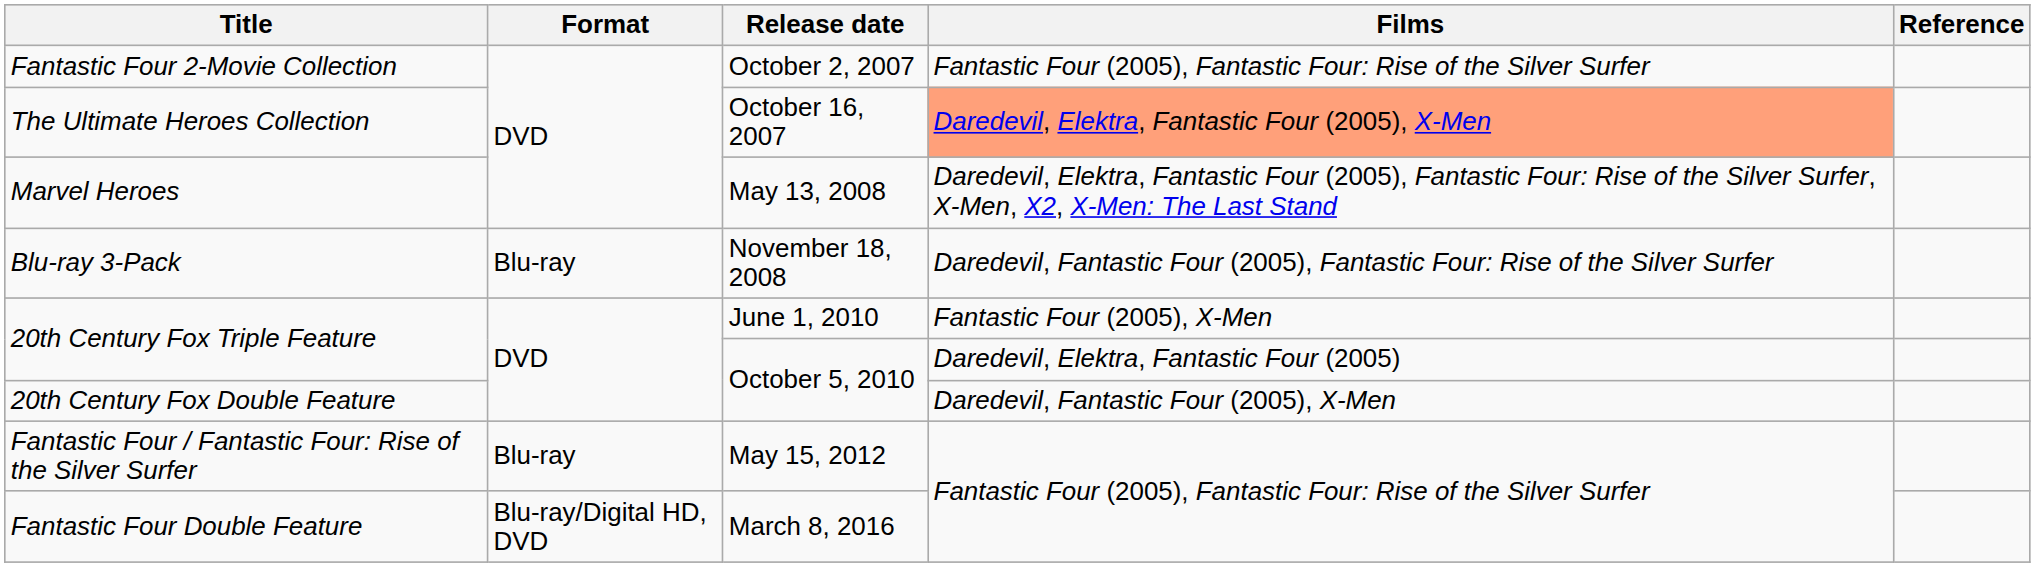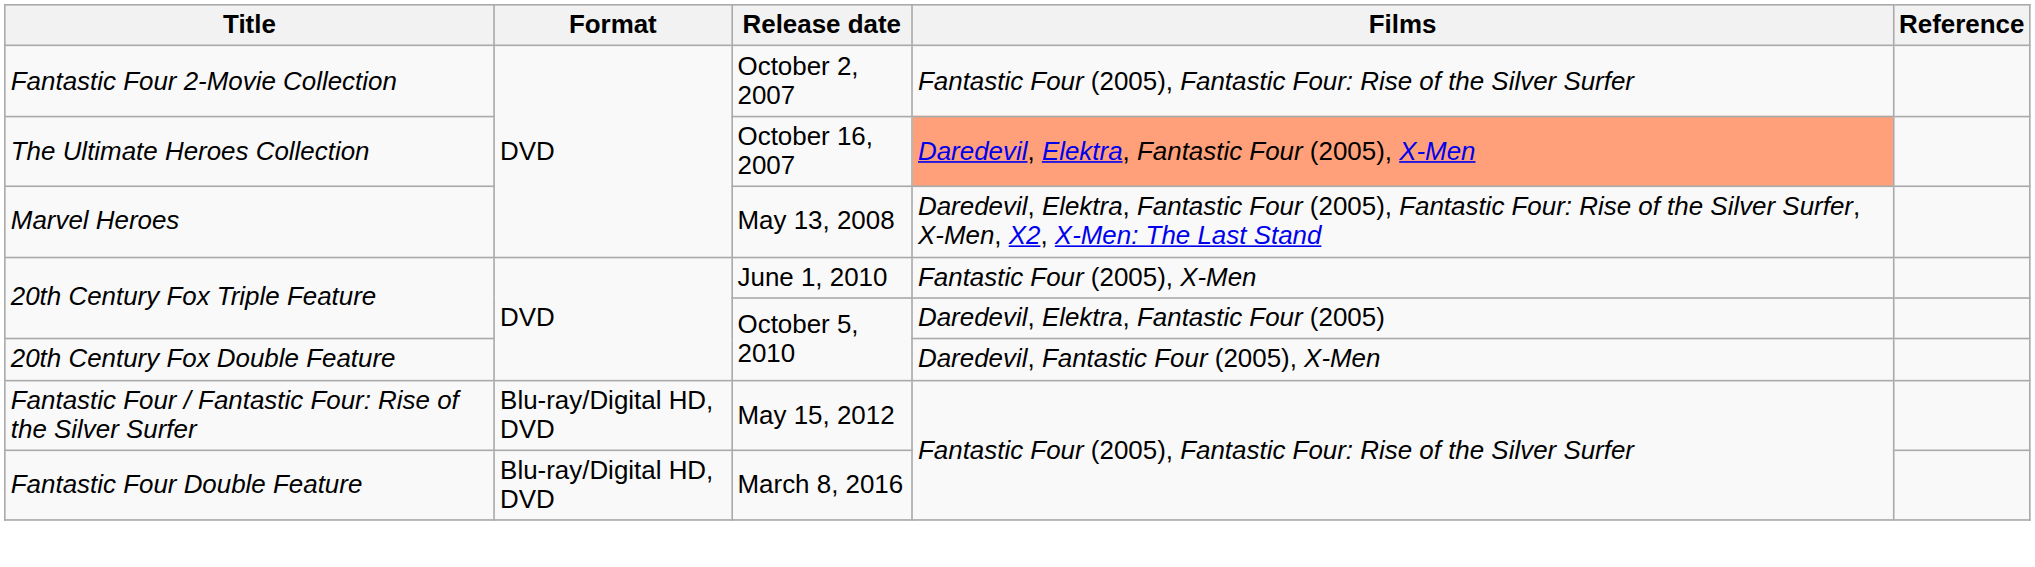- row: (96, 262)
(535, 455) Blu-ray -> (607, 414) Blu-ray/Digital HD, DVD
